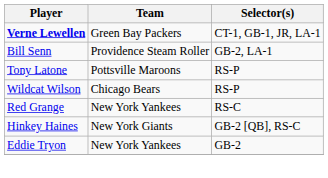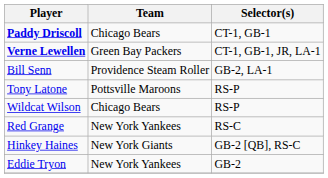+ row: (44, 32)
